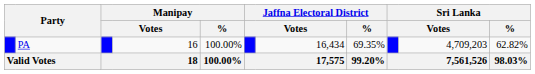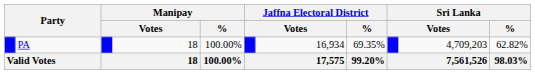(193, 45) 16 -> (193, 45) 18
(330, 45) 16,434 -> (330, 45) 16,934
